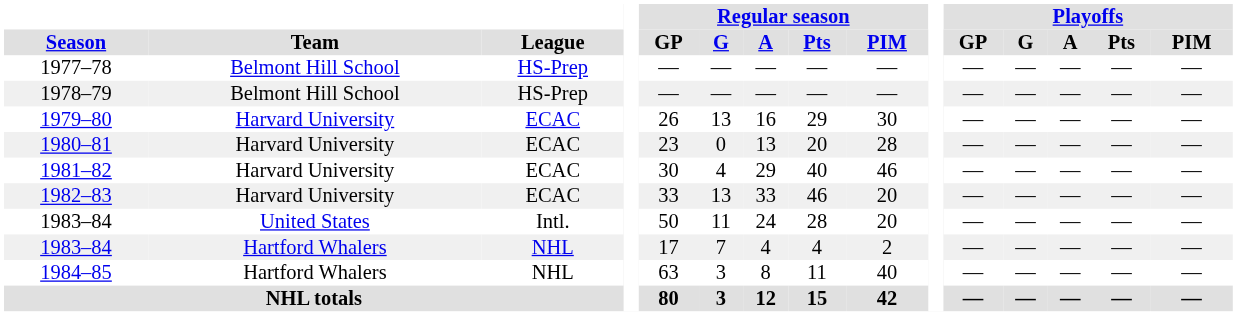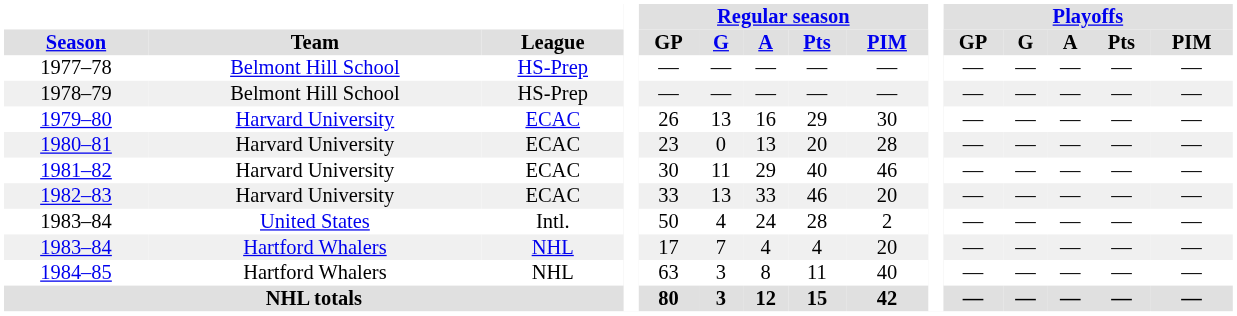(721, 170) 4 -> (721, 170) 11
(721, 221) 11 -> (721, 221) 4
(887, 221) 20 -> (887, 221) 2
(887, 247) 2 -> (887, 247) 20
